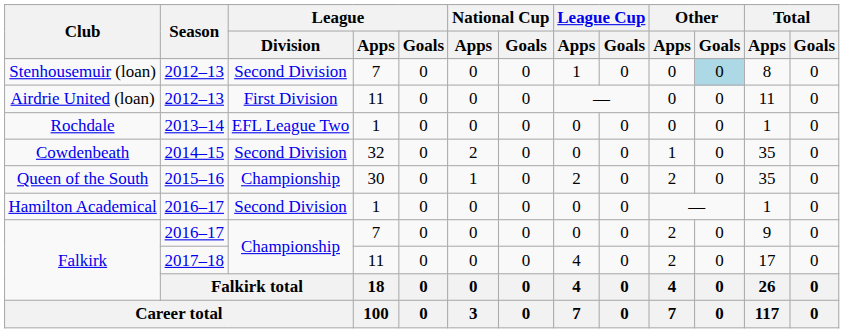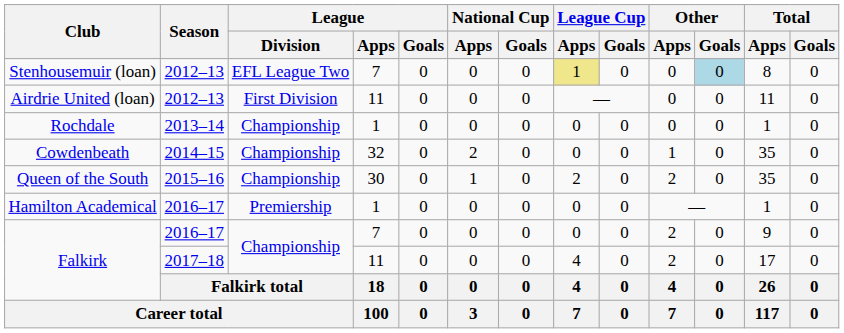(291, 71) Second Division -> (291, 71) EFL League Two
(576, 71) no background -> (576, 71) khaki background
(291, 125) EFL League Two -> (291, 125) Championship
(291, 152) Second Division -> (291, 152) Championship
(291, 206) Second Division -> (291, 206) Premiership
